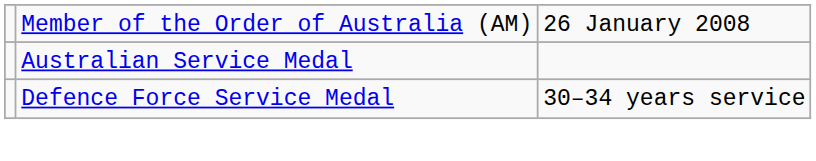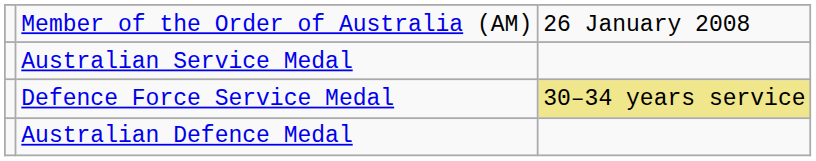(674, 99) no background -> (674, 99) khaki background
+ row: (187, 136)
